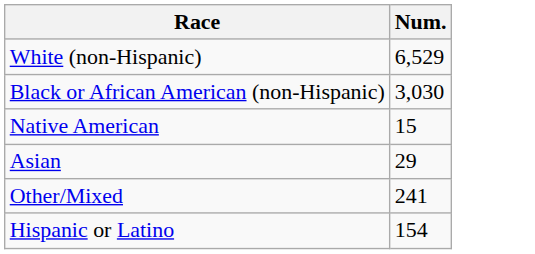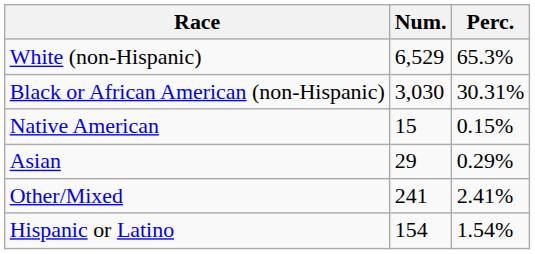+ column: (490, 21)
